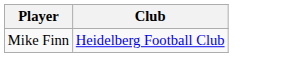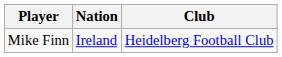+ column: (97, 16)
